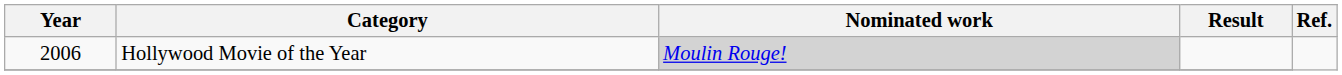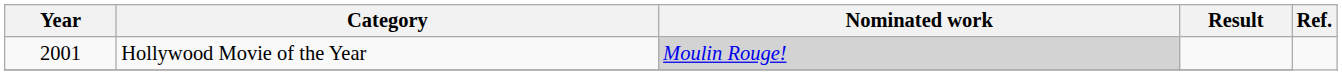(61, 53) 2006 -> (61, 53) 2001
